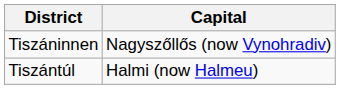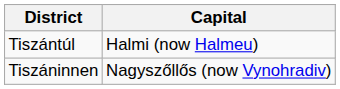rows swapped: (53, 44) <-> (42, 71)
